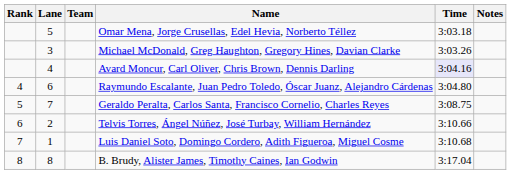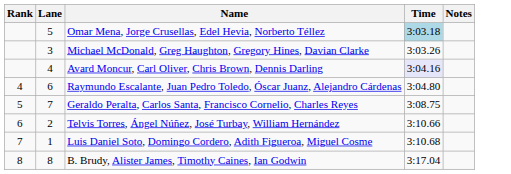- column: (80, 13)
(455, 32) no background -> (423, 32) lightblue background
